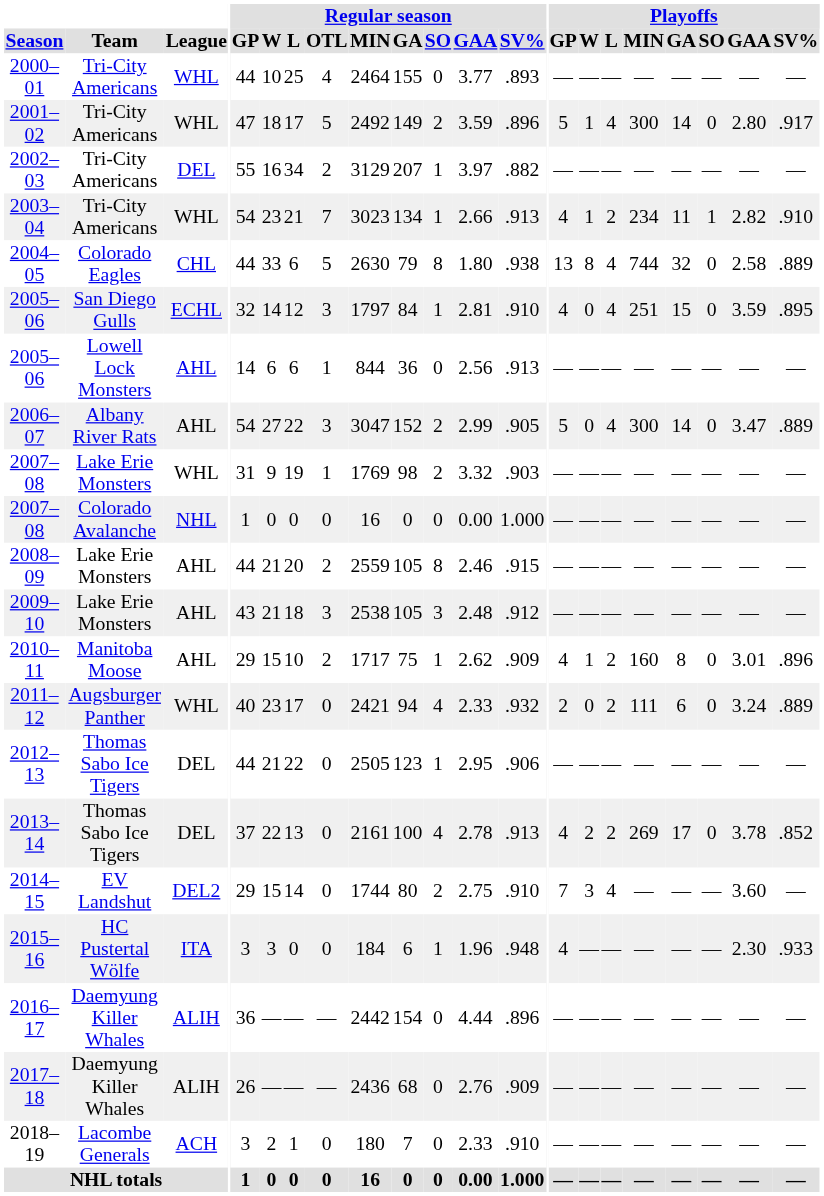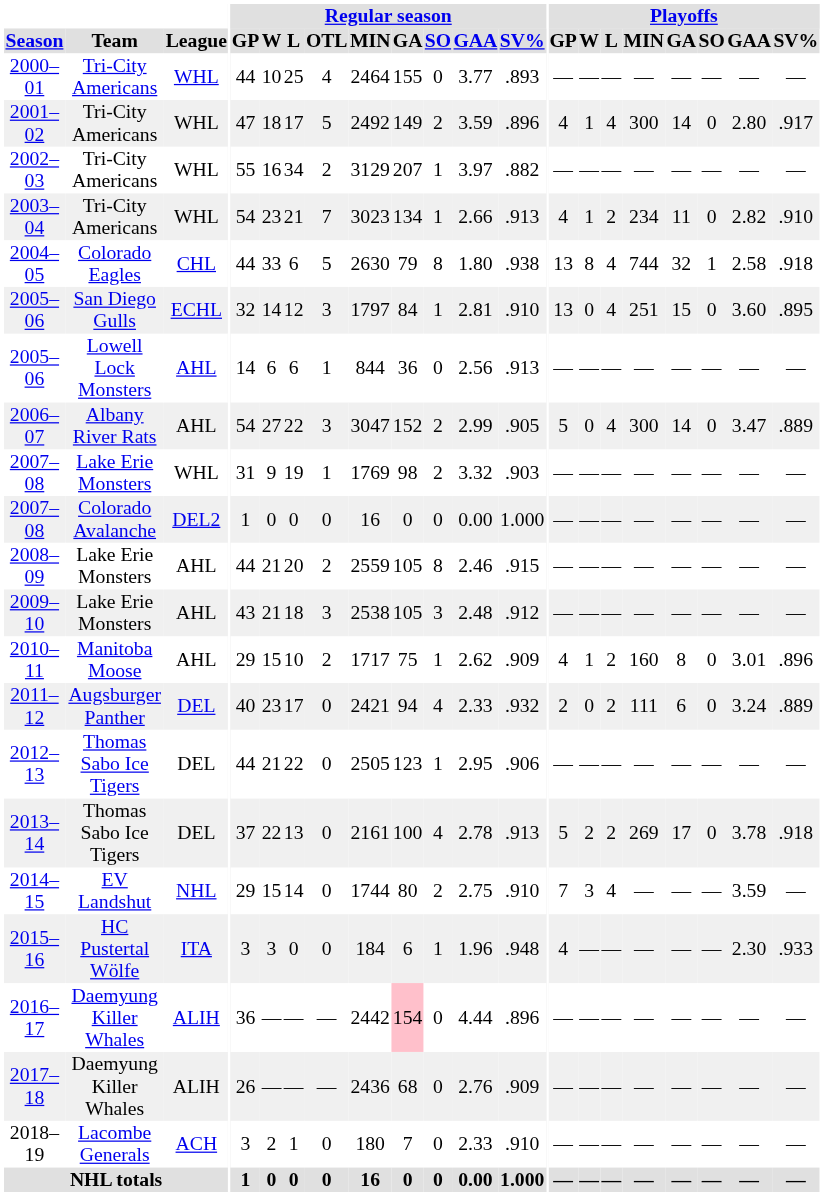(563, 123) 5 -> (563, 123) 4
(196, 169) DEL -> (196, 169) WHL
(712, 216) 1 -> (712, 216) 0
(712, 263) 0 -> (712, 263) 1
(796, 263) .889 -> (796, 263) .918
(563, 310) 4 -> (563, 310) 13
(749, 310) 3.59 -> (749, 310) 3.60
(196, 519) NHL -> (196, 519) DEL2
(196, 706) WHL -> (196, 706) DEL
(563, 832) 4 -> (563, 832) 5
(796, 832) .852 -> (796, 832) .918
(196, 890) DEL2 -> (196, 890) NHL
(749, 890) 3.60 -> (749, 890) 3.59
(408, 1017) no background -> (408, 1017) pink background
